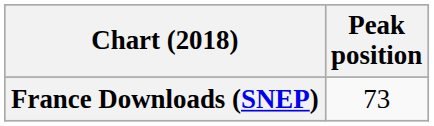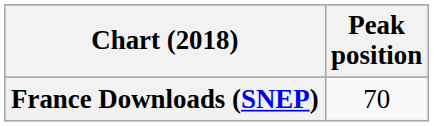(377, 98) 73 -> (377, 98) 70
